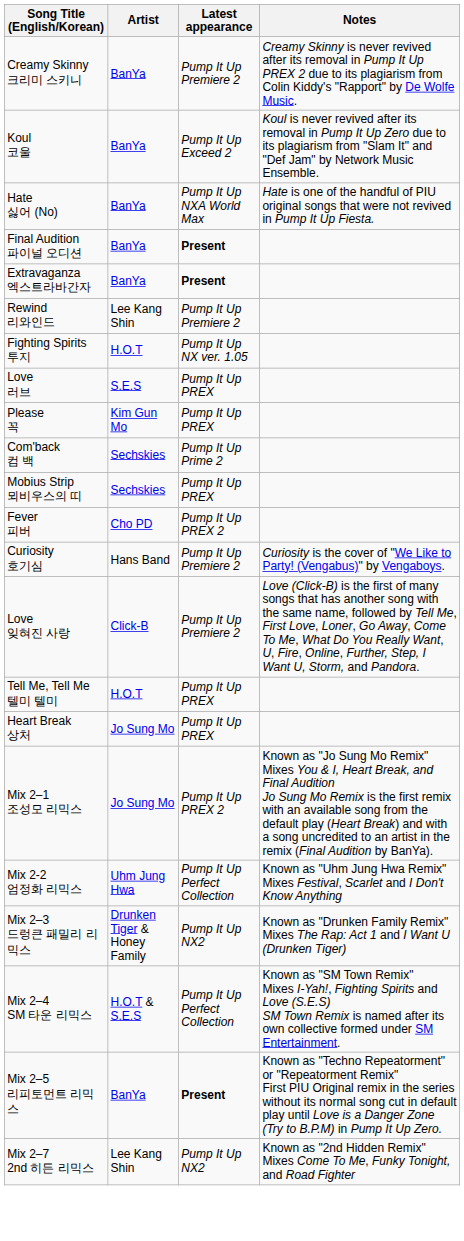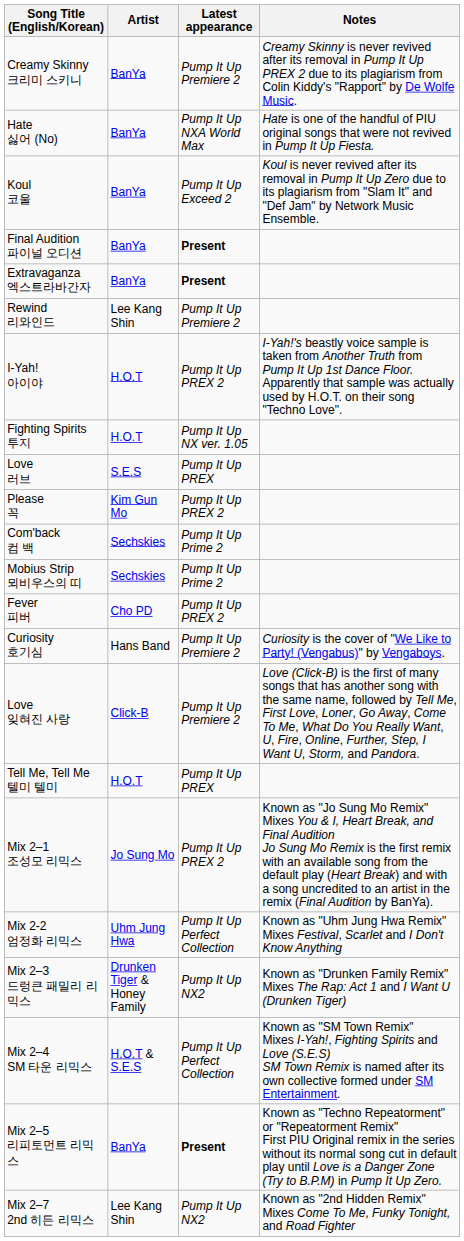rows swapped: (32, 205) <-> (19, 145)
+ row: (25, 375)
(211, 420) Pump It Up PREX -> (211, 506) Pump It Up PREX 2
(211, 489) Pump It Up PREX -> (211, 576) Pump It Up Prime 2
- row: (39, 728)
